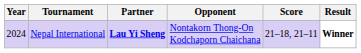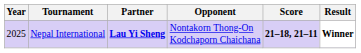(16, 34) 2024 -> (16, 34) 2025
(291, 34) normal -> (291, 34) bold
